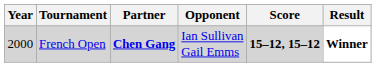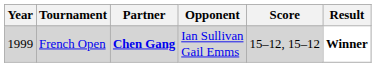(20, 44) 2000 -> (20, 44) 1999
(285, 44) bold -> (285, 44) normal
